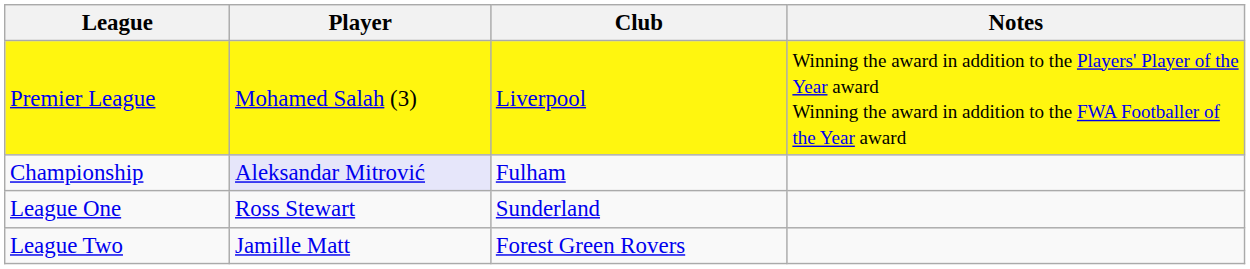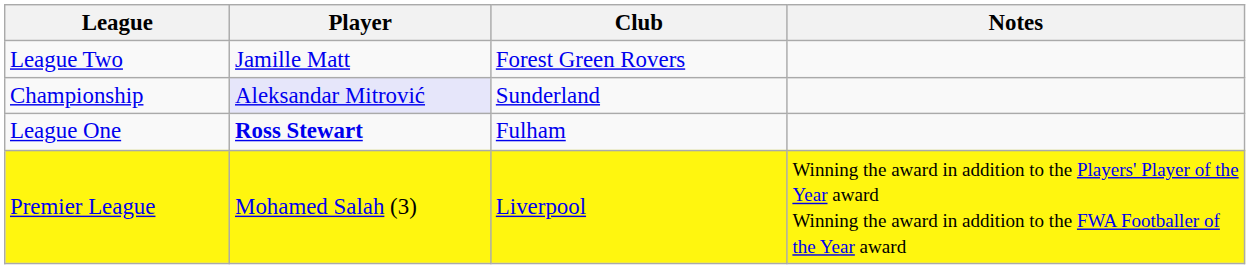rows swapped: (83, 97) <-> (66, 245)
(531, 172) Fulham -> (548, 95) Sunderland
(295, 208) normal -> (299, 131) bold
(548, 208) Sunderland -> (531, 131) Fulham
